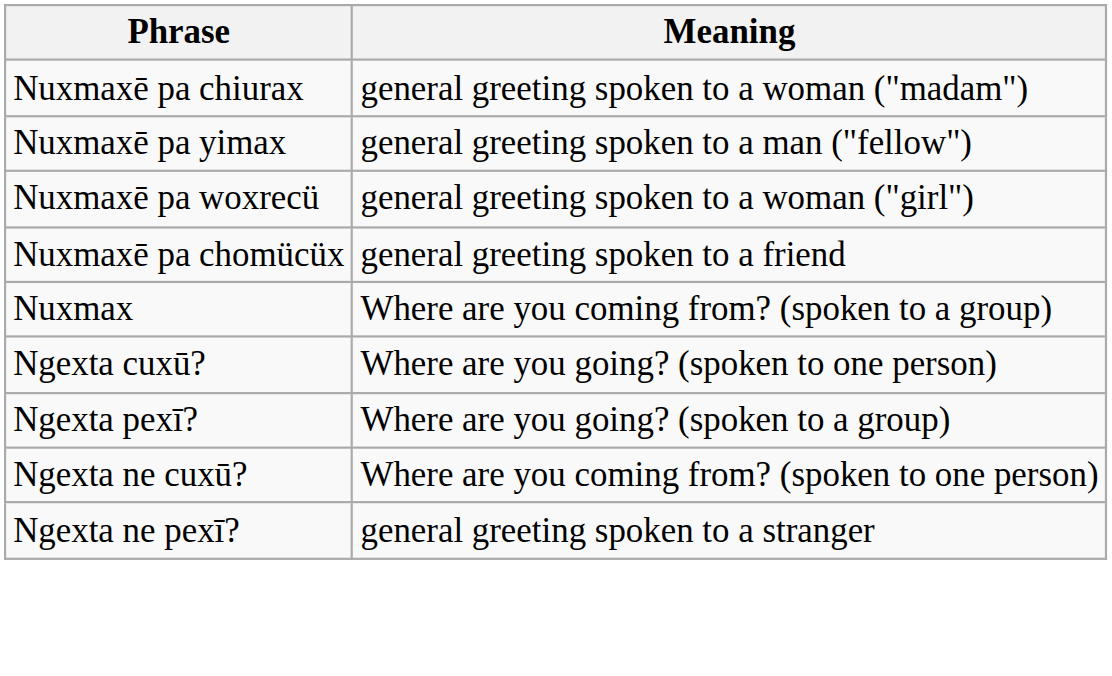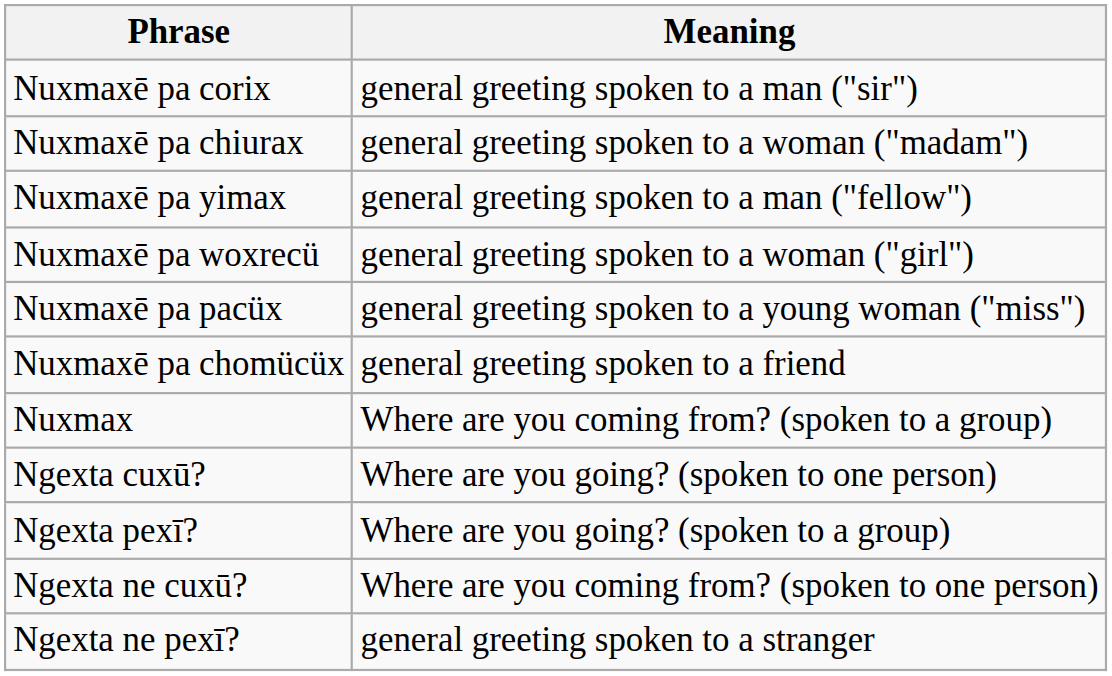+ row: (142, 87)
+ row: (148, 308)
